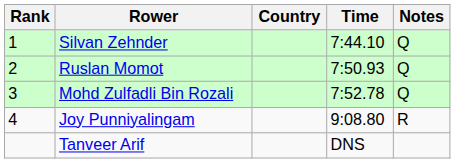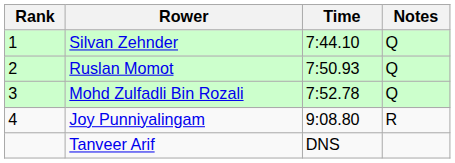- column: (289, 17)
